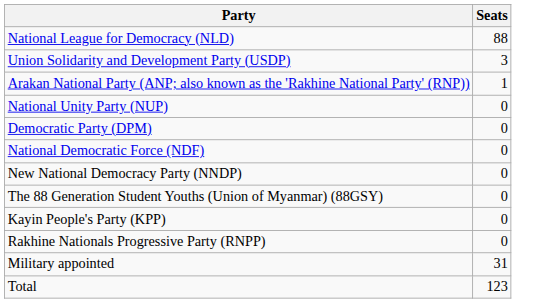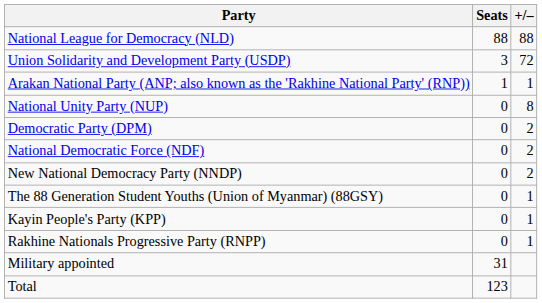+ column: (524, 15)
